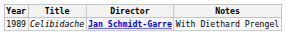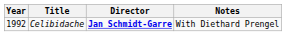(16, 24) 1989 -> (16, 24) 1992
